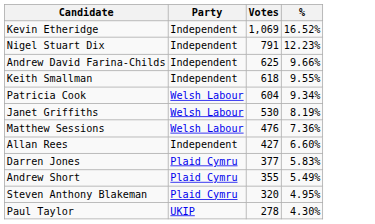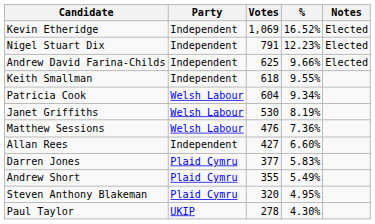+ column: (347, 13)
